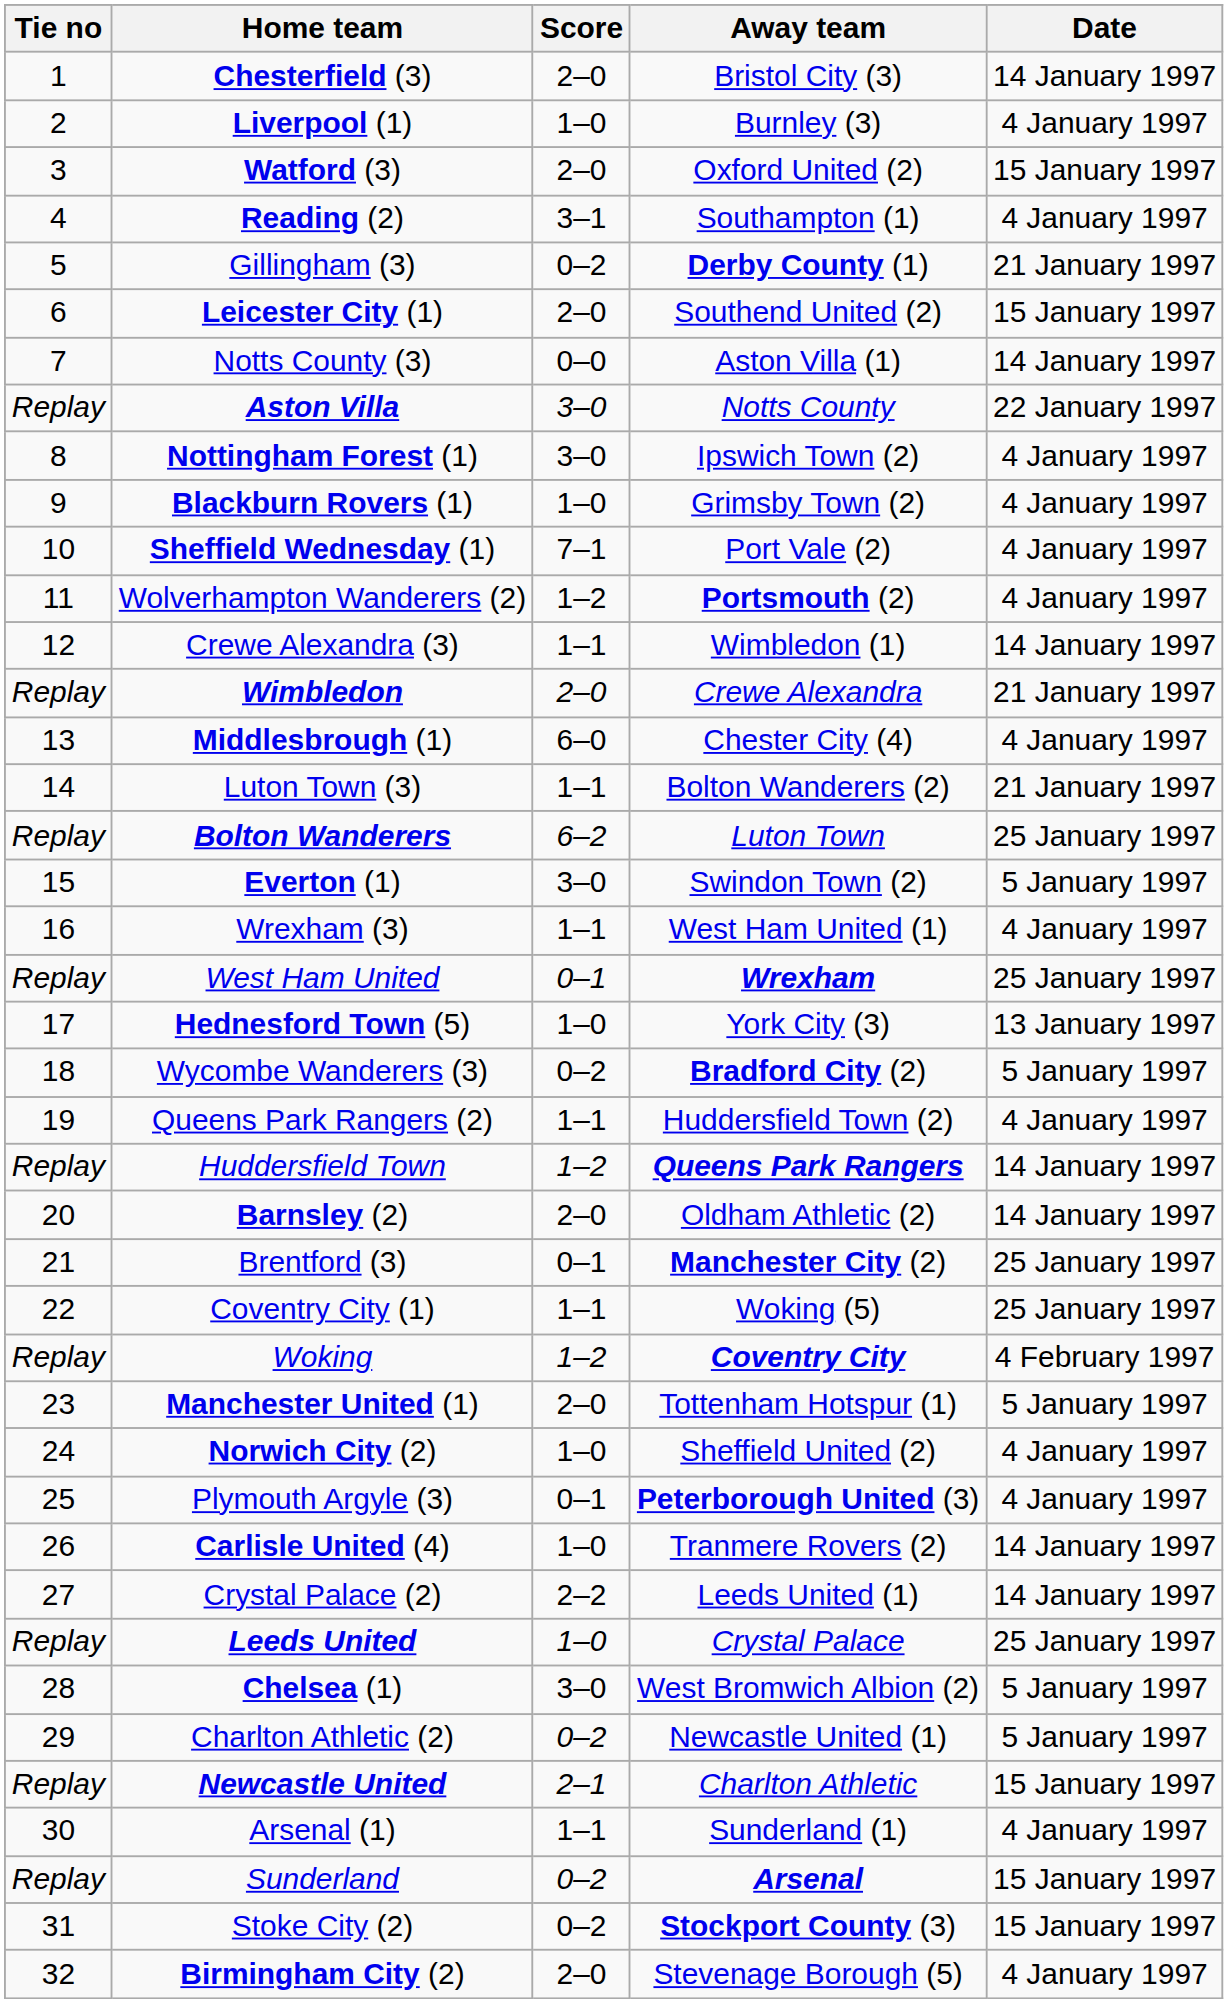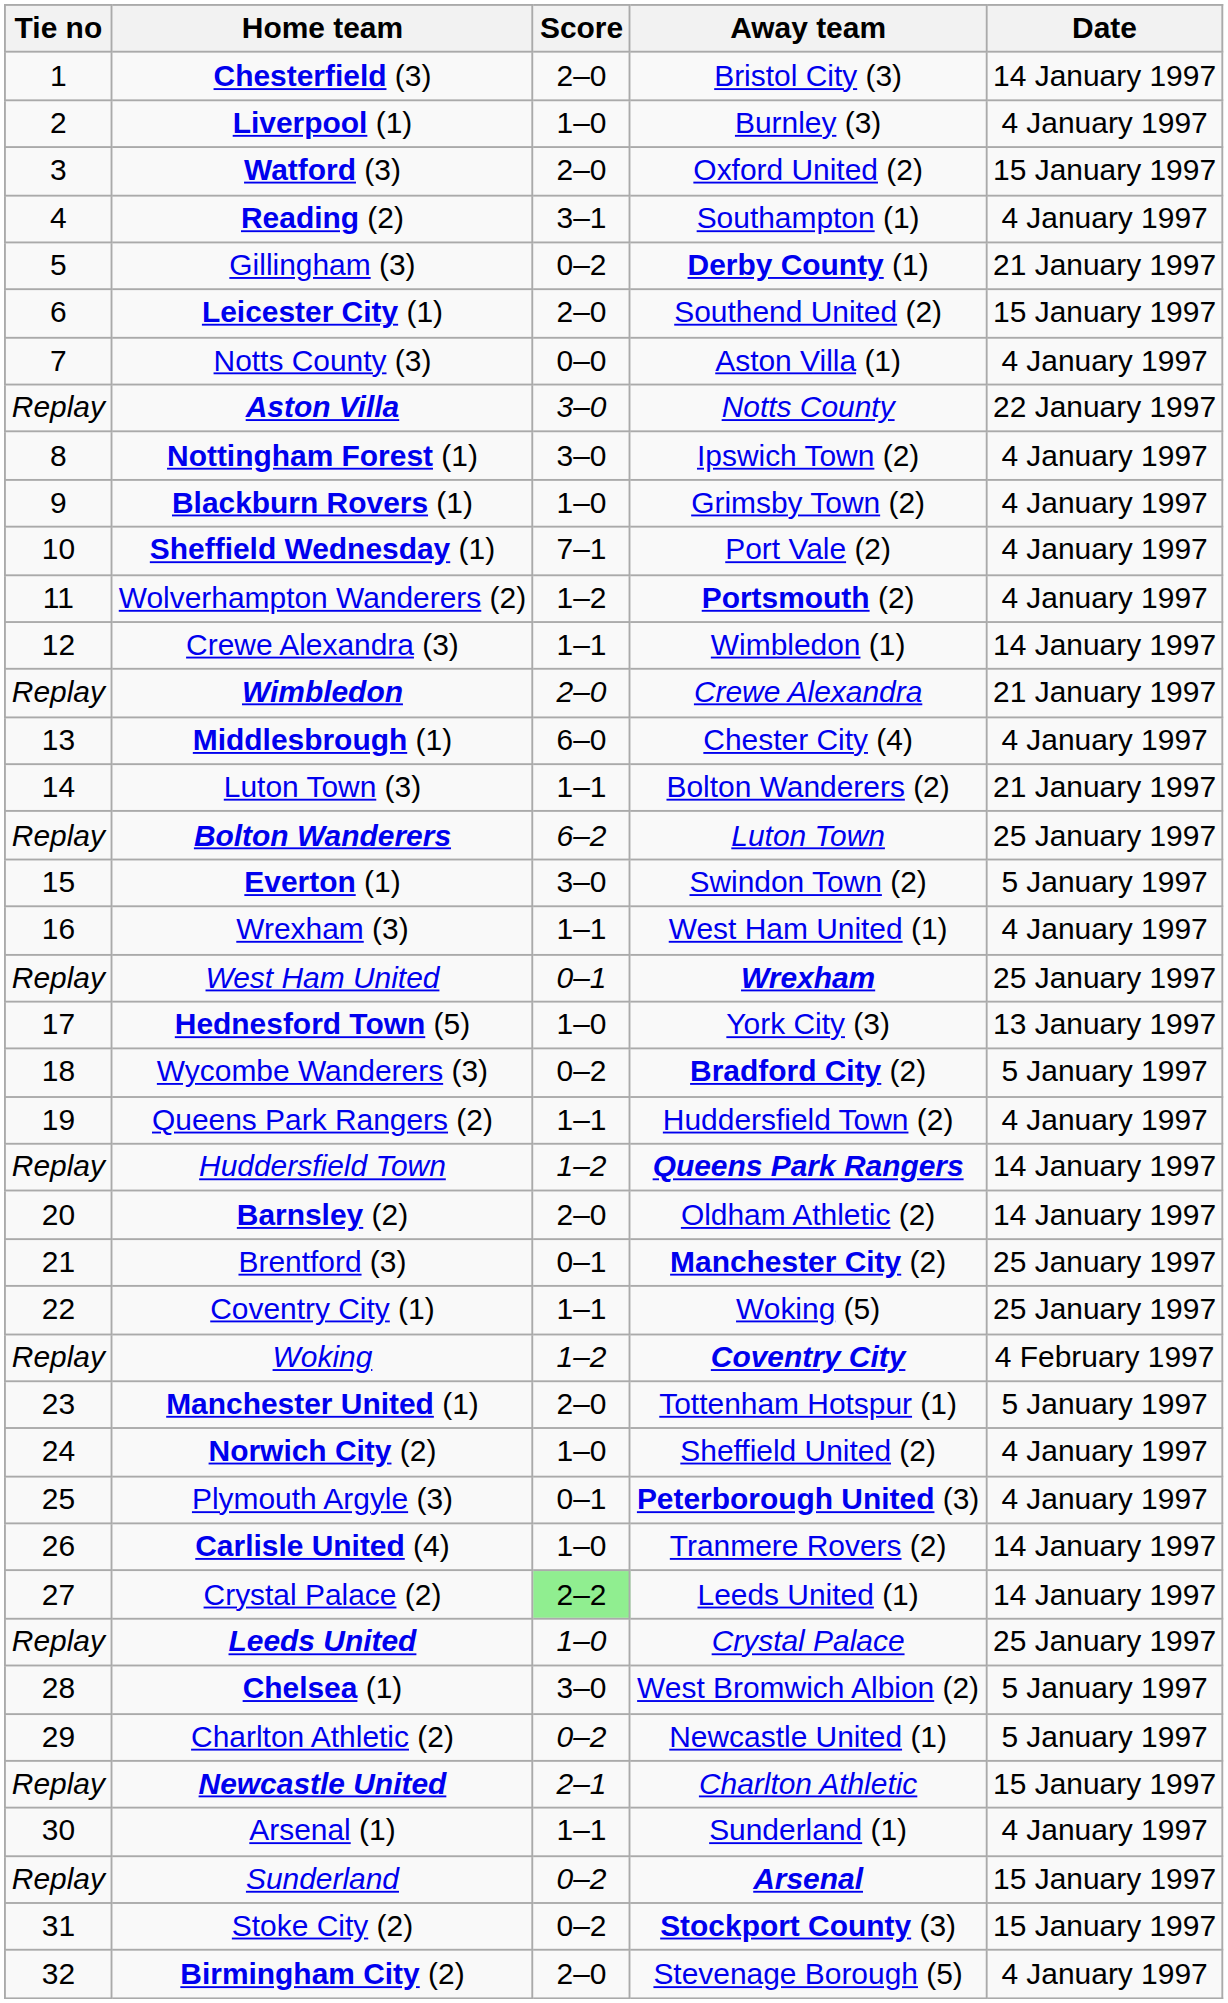(1105, 360) 14 January 1997 -> (1105, 360) 4 January 1997
(582, 1594) no background -> (582, 1594) lightgreen background
